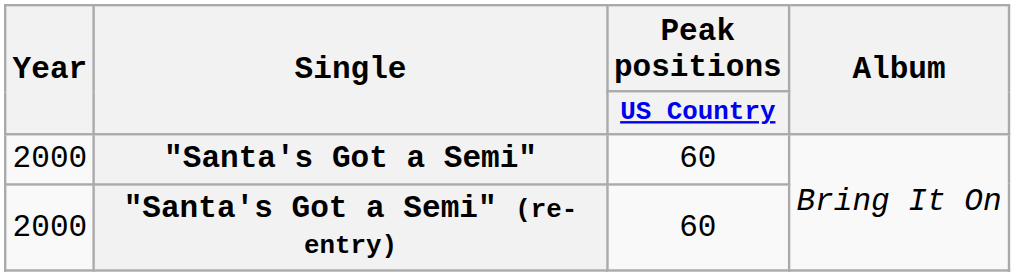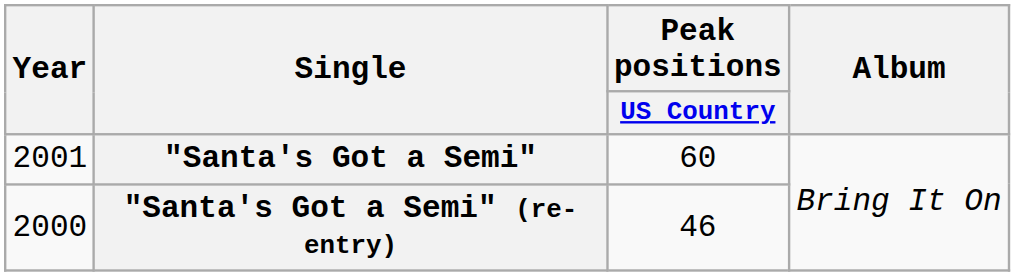(50, 158) 2000 -> (50, 158) 2001
(698, 227) 60 -> (698, 227) 46
